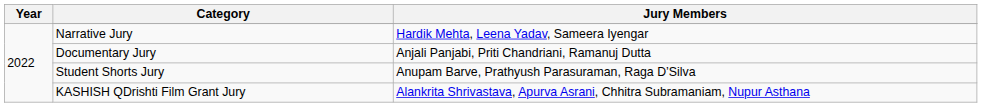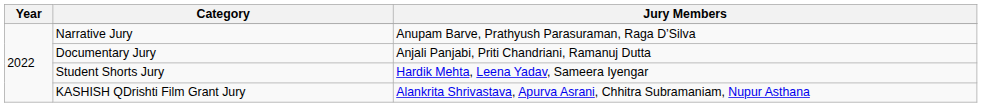(522, 33) Hardik Mehta, Leena Yadav, Sameera Iyengar -> (546, 33) Anupam Barve, Prathyush Parasuraman, Raga D’Silva
(546, 72) Anupam Barve, Prathyush Parasuraman, Raga D’Silva -> (522, 72) Hardik Mehta, Leena Yadav, Sameera Iyengar
